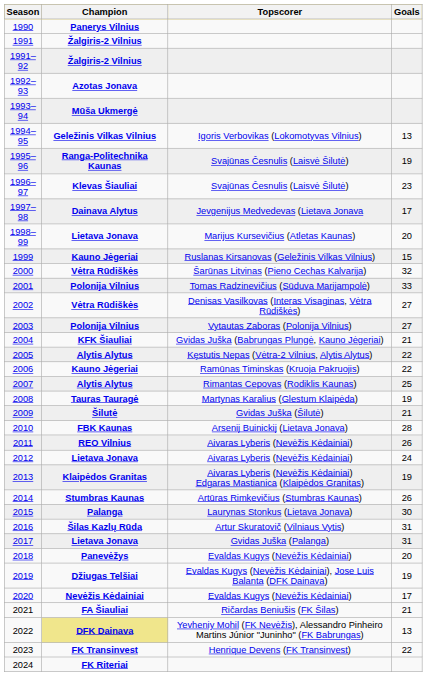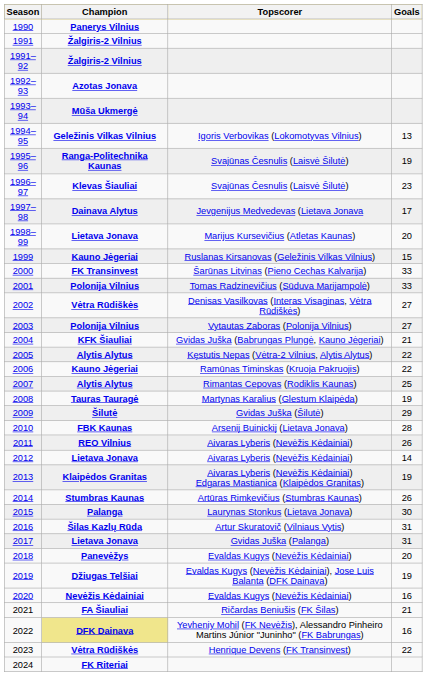(105, 271) Vėtra Rūdiškės -> (105, 271) FK Transinvest
(407, 271) 32 -> (407, 271) 33
(407, 413) 21 -> (407, 413) 29
(407, 457) 24 -> (407, 457) 14
(407, 596) 17 -> (407, 596) 16
(407, 630) 13 -> (407, 630) 16
(105, 650) FK Transinvest -> (105, 650) Vėtra Rūdiškės
